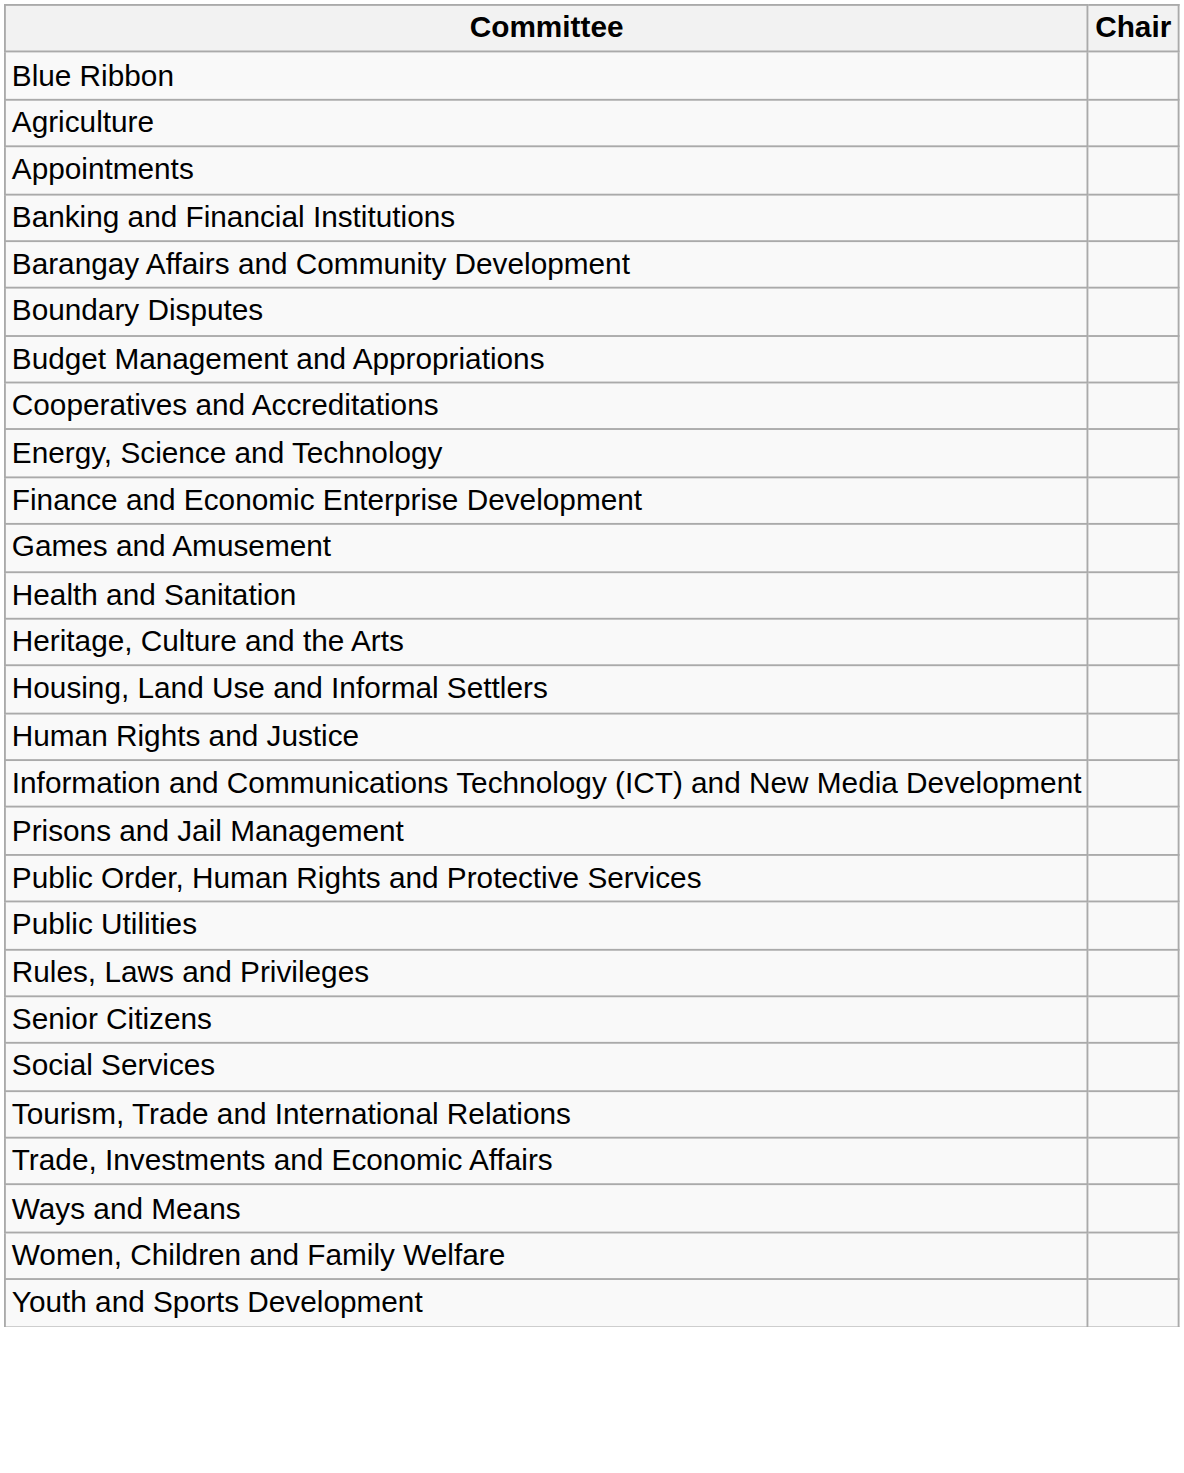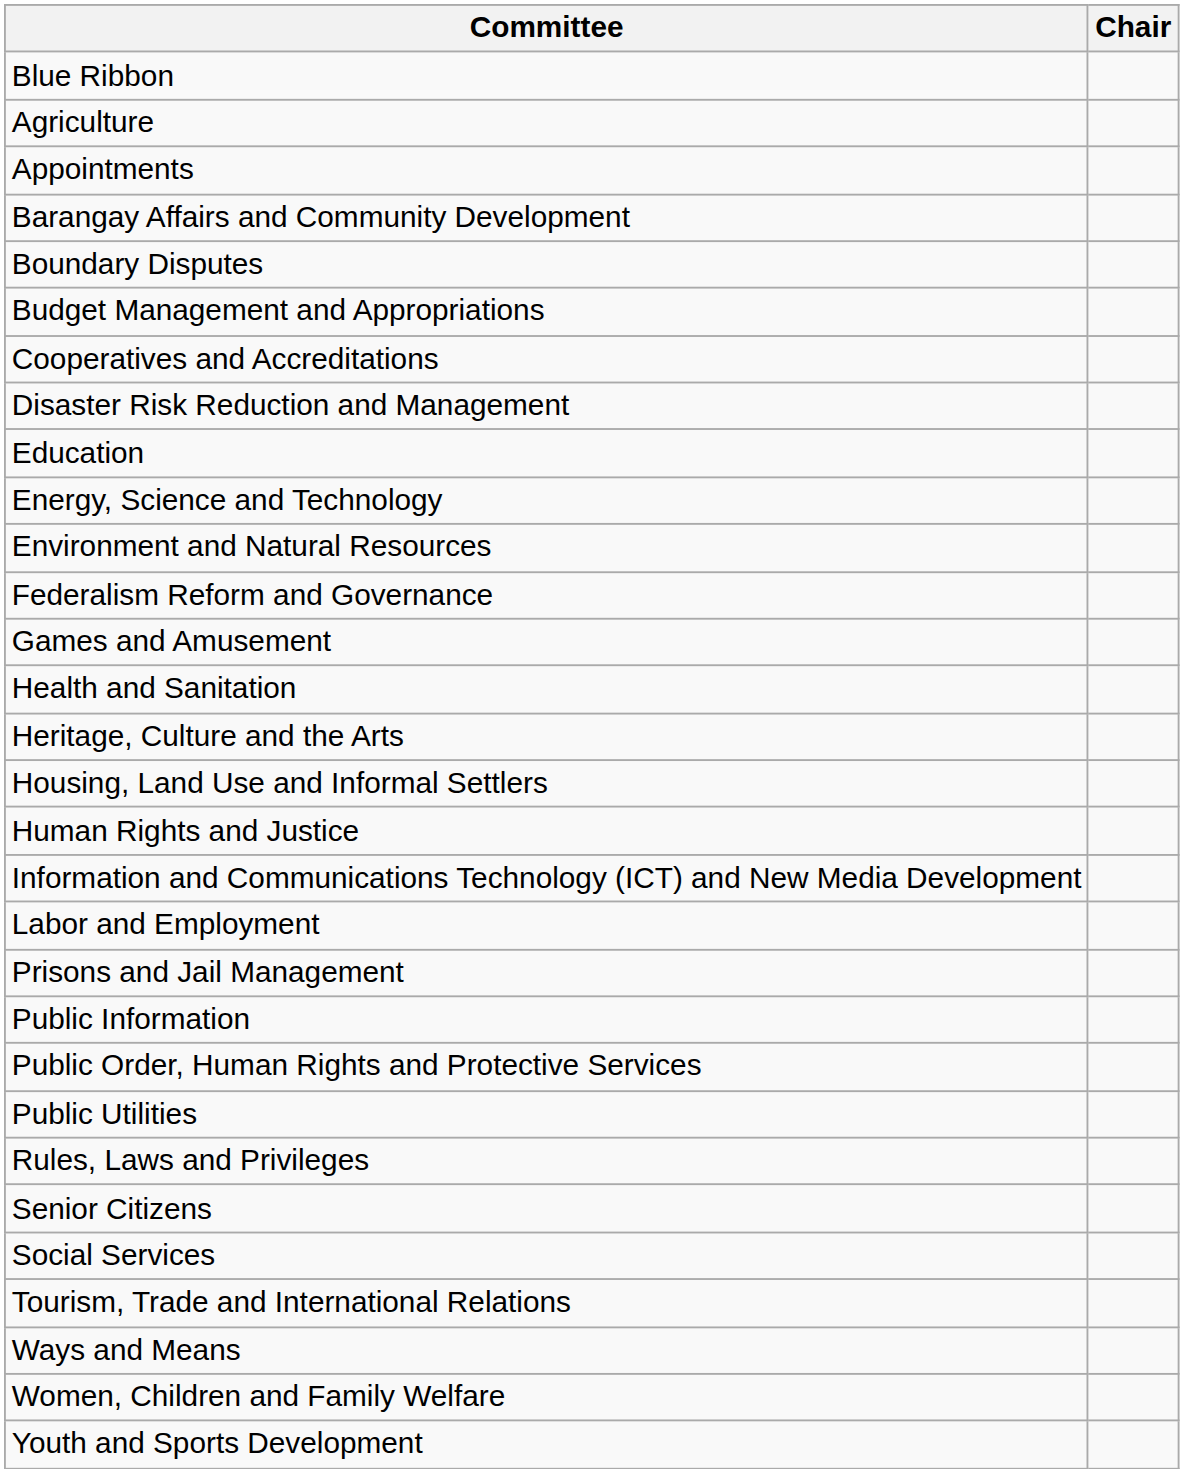- row: (233, 216)
+ row: (291, 405)
+ row: (78, 452)
+ row: (252, 547)
+ row: (252, 594)
- row: (327, 500)
+ row: (166, 924)
+ row: (131, 1019)
- row: (282, 1160)
